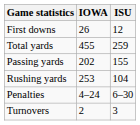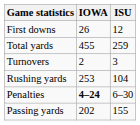rows swapped: (35, 62) <-> (28, 111)
(89, 95) normal -> (89, 95) bold
